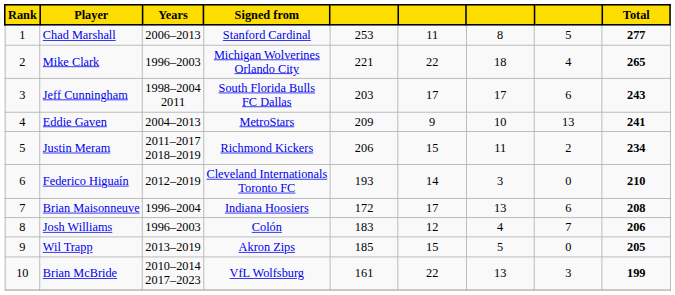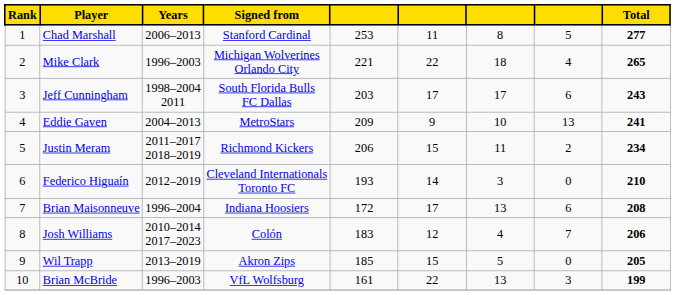(173, 227) 1996–2003 -> (173, 234) 2010–2014 2017–2023
(173, 273) 2010–2014 2017–2023 -> (173, 280) 1996–2003
